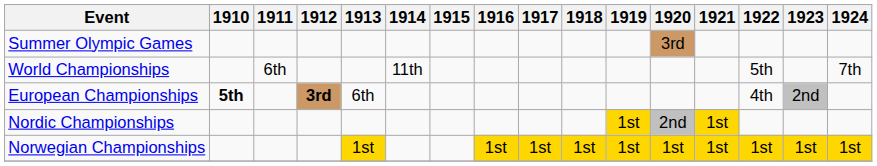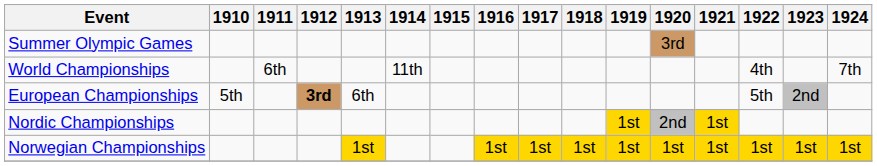(761, 69) 5th -> (761, 69) 4th
(231, 95) bold -> (231, 95) normal
(761, 95) 4th -> (761, 95) 5th
